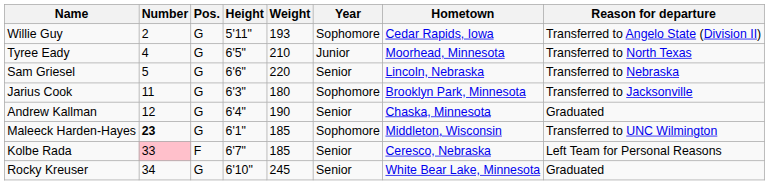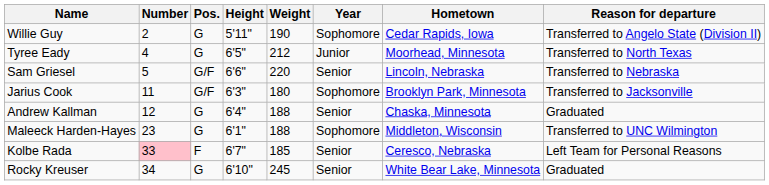(280, 33) 193 -> (280, 33) 190
(280, 53) 210 -> (280, 53) 212
(199, 72) G -> (204, 72) G/F
(199, 92) G -> (204, 92) G/F
(280, 111) 190 -> (280, 111) 188
(148, 131) bold -> (148, 131) normal
(280, 131) 185 -> (280, 131) 188
